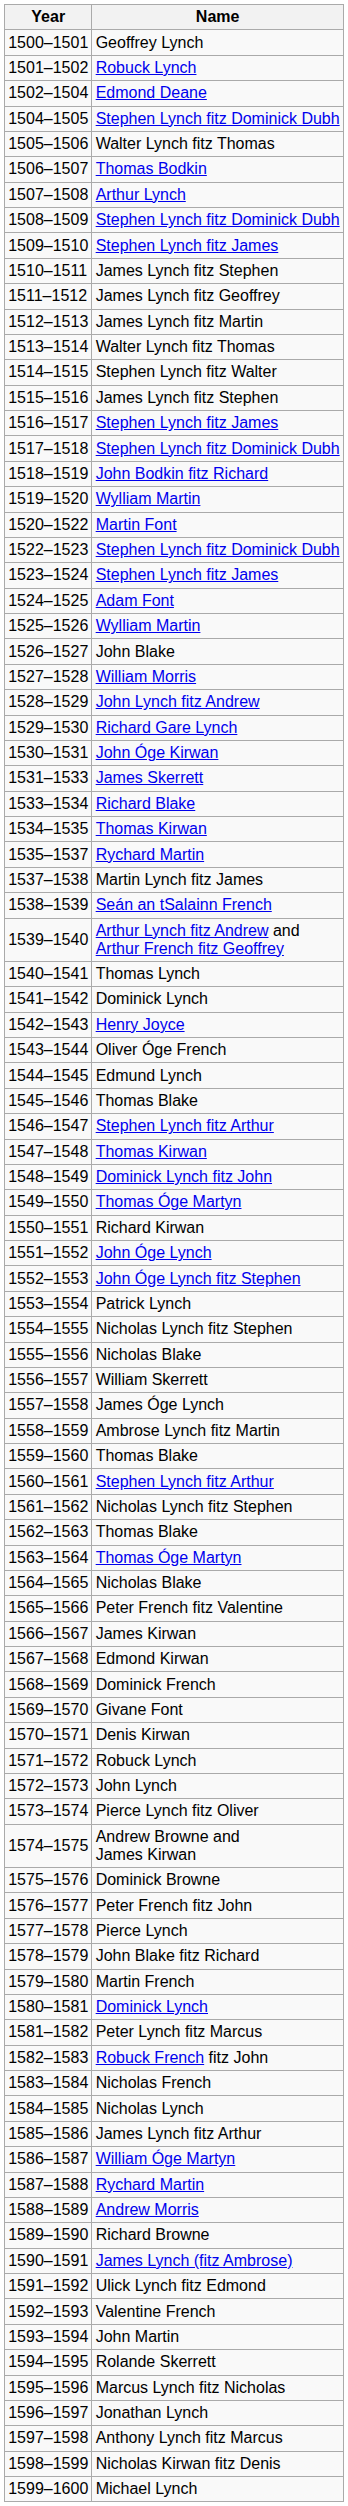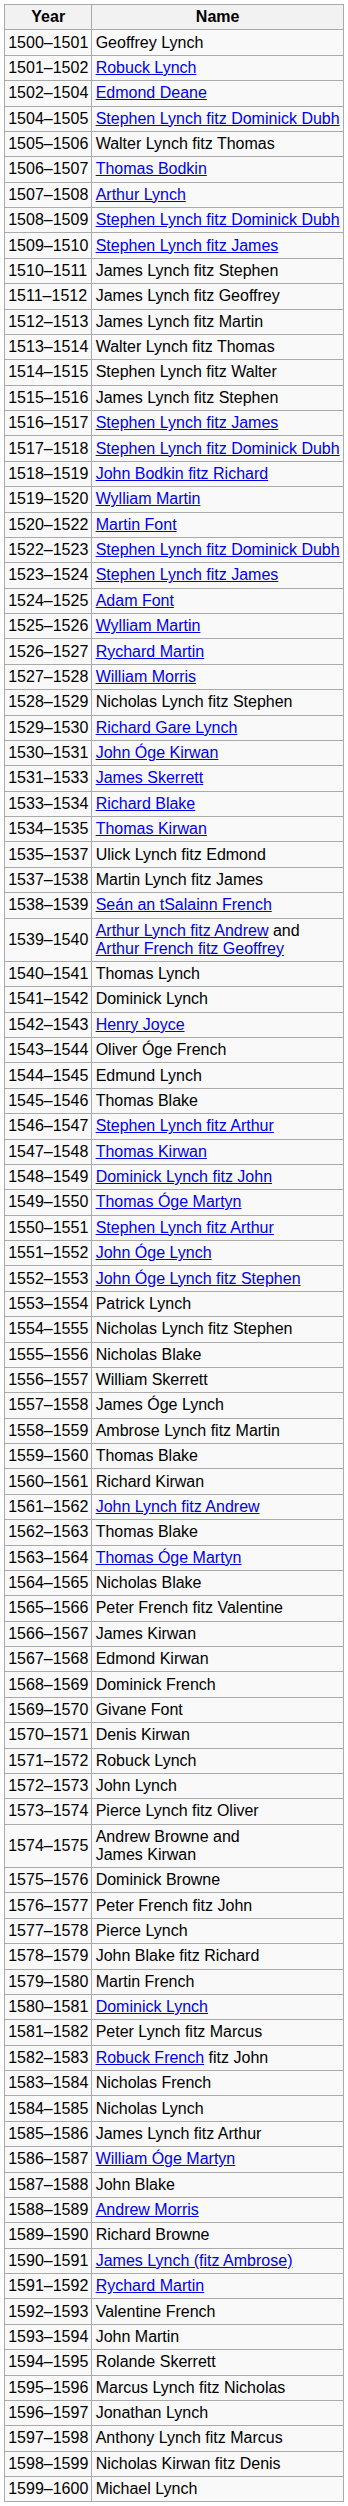(135, 651) John Blake -> (150, 651) Rychard Martin
(178, 702) John Lynch fitz Andrew -> (194, 702) Nicholas Lynch fitz Stephen
(150, 854) Rychard Martin -> (181, 854) Ulick Lynch fitz Edmond
(150, 1227) Richard Kirwan -> (185, 1227) Stephen Lynch fitz Arthur
(185, 1481) Stephen Lynch fitz Arthur -> (150, 1481) Richard Kirwan
(194, 1506) Nicholas Lynch fitz Stephen -> (178, 1506) John Lynch fitz Andrew
(150, 2184) Rychard Martin -> (135, 2184) John Blake
(181, 2286) Ulick Lynch fitz Edmond -> (150, 2286) Rychard Martin
